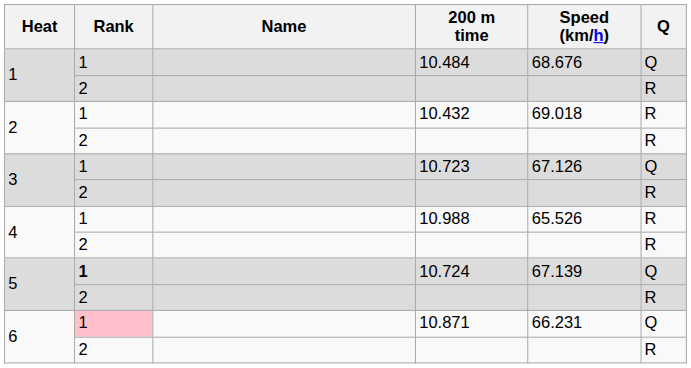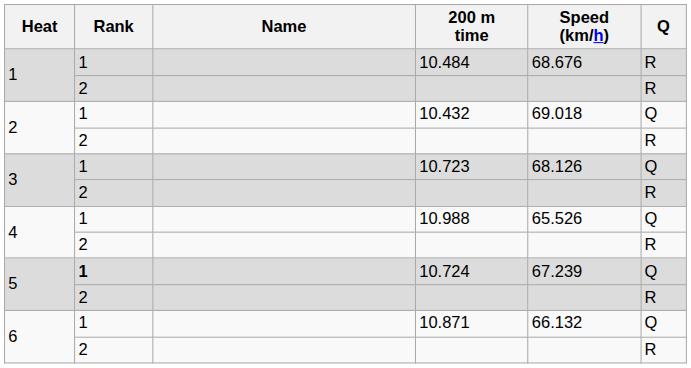(651, 62) Q -> (650, 62) R
(650, 114) R -> (651, 114) Q
(557, 166) 67.126 -> (557, 166) 68.126
(650, 219) R -> (651, 219) Q
(557, 271) 67.139 -> (557, 271) 67.239
(83, 323) pink background -> (83, 323) no background
(557, 323) 66.231 -> (557, 323) 66.132
